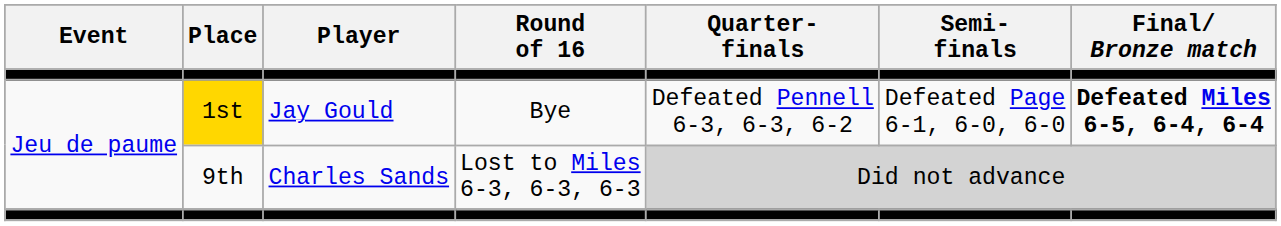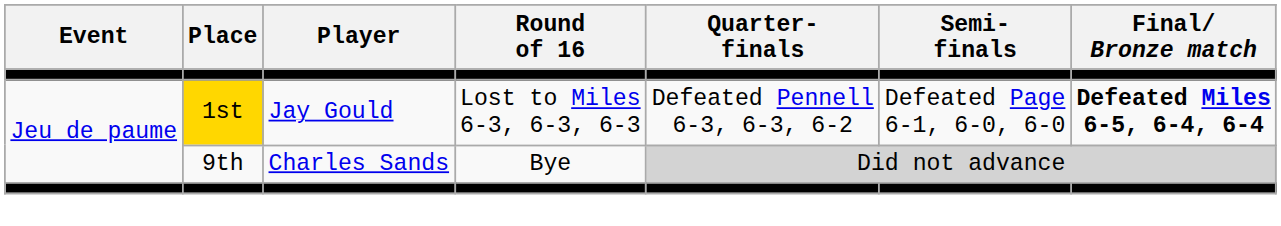(550, 113) Bye -> (550, 113) Lost to Miles 6-3, 6-3, 6-3
(550, 177) Lost to Miles 6-3, 6-3, 6-3 -> (550, 164) Bye
